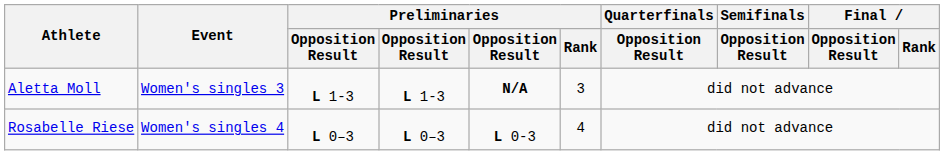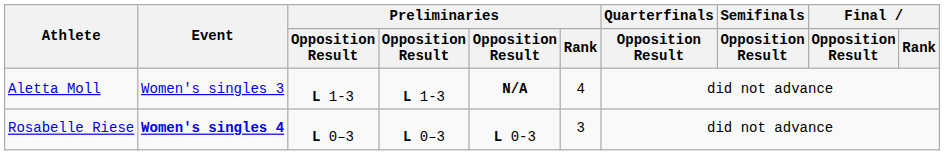(581, 88) 3 -> (581, 88) 4
(213, 129) normal -> (213, 129) bold
(581, 129) 4 -> (581, 129) 3
